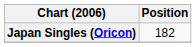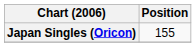(165, 32) 182 -> (165, 32) 155
